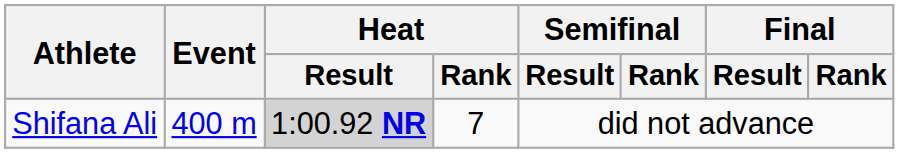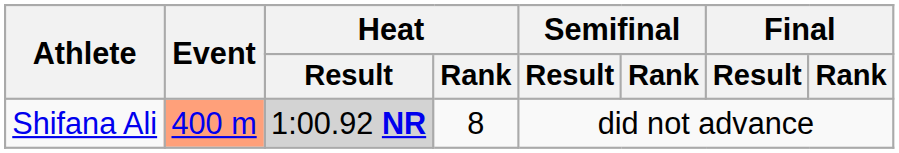(214, 124) no background -> (214, 124) lightsalmon background
(476, 124) 7 -> (476, 124) 8
